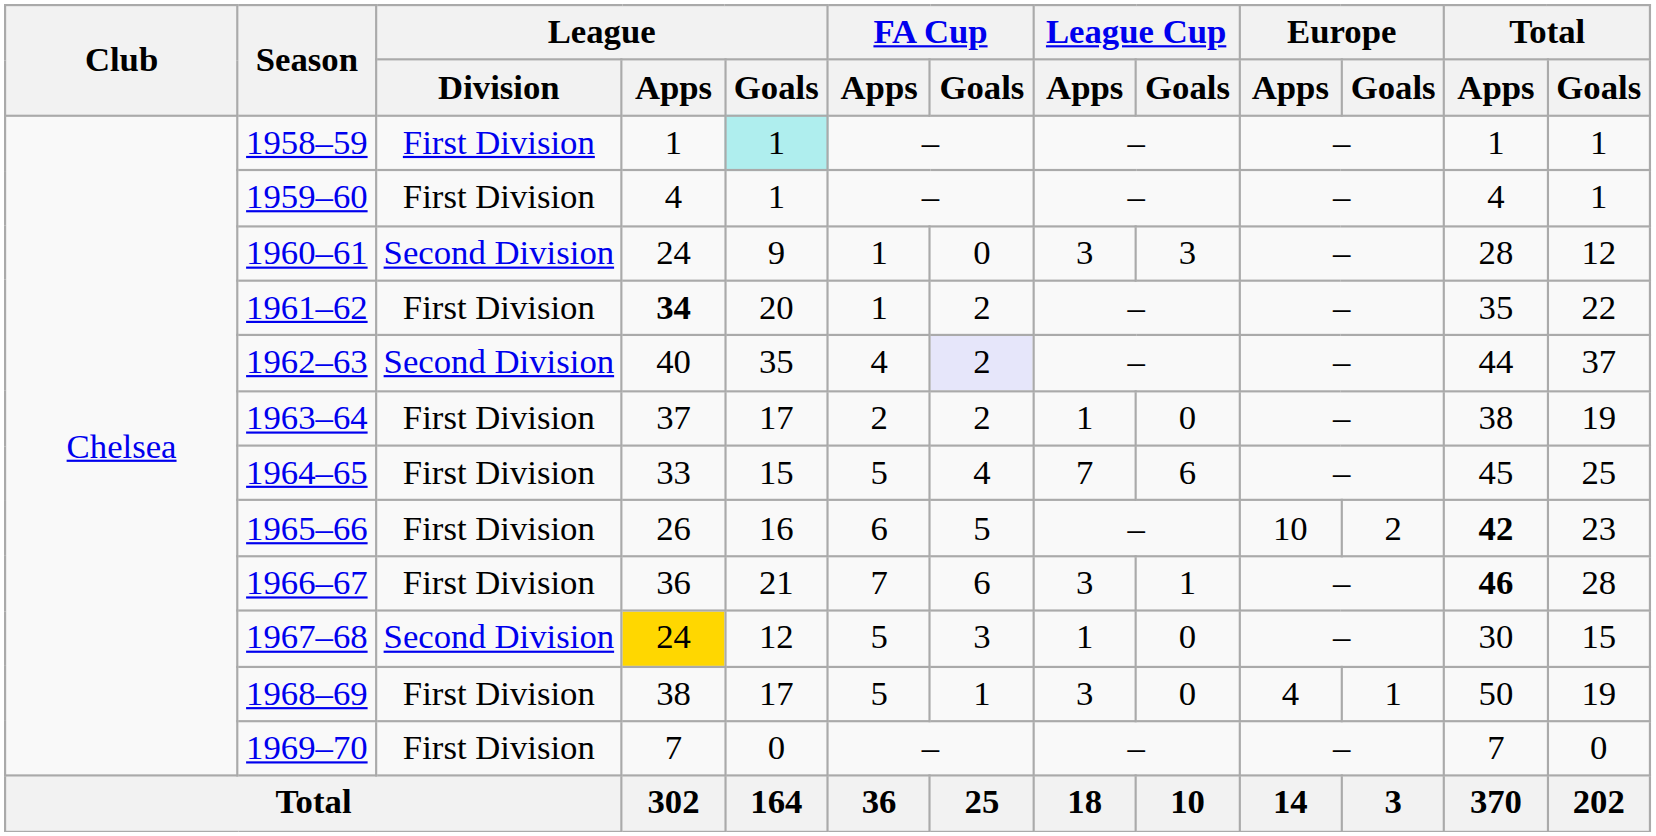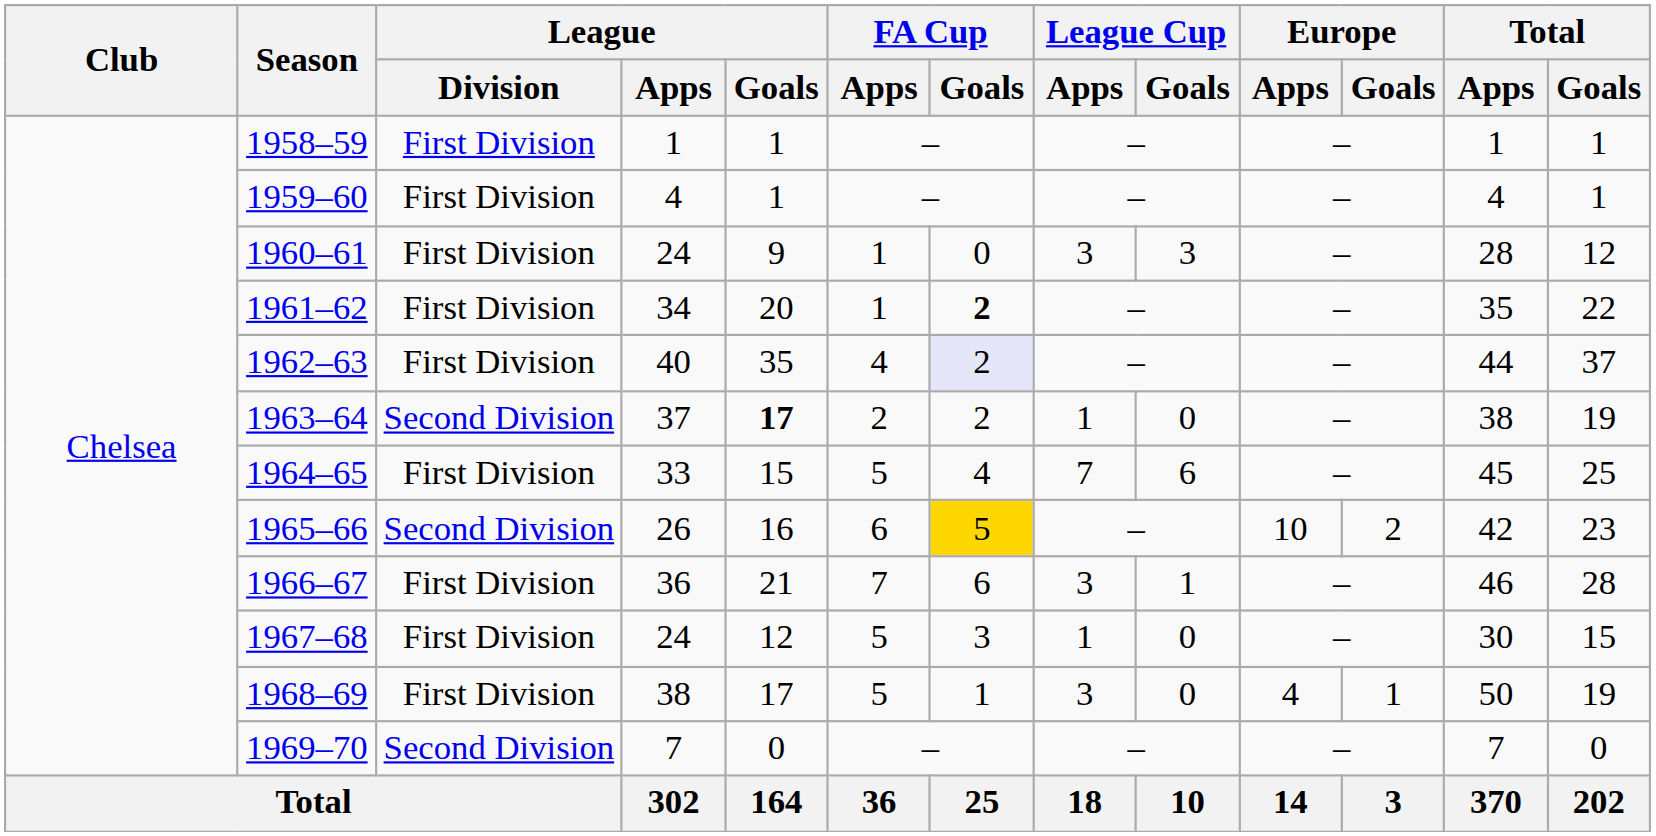(776, 142) paleturquoise background -> (776, 142) no background
(499, 252) Second Division -> (499, 252) First Division
(674, 307) bold -> (674, 307) normal
(982, 307) normal -> (982, 307) bold
(499, 362) Second Division -> (499, 362) First Division
(499, 417) First Division -> (499, 417) Second Division
(776, 417) normal -> (776, 417) bold
(499, 527) First Division -> (499, 527) Second Division
(982, 527) no background -> (982, 527) gold background
(1496, 527) bold -> (1496, 527) normal
(1496, 582) bold -> (1496, 582) normal
(499, 637) Second Division -> (499, 637) First Division
(674, 637) gold background -> (674, 637) no background
(499, 747) First Division -> (499, 747) Second Division
